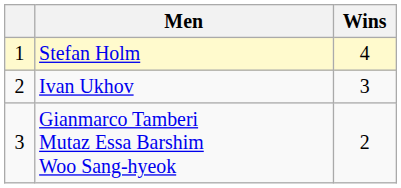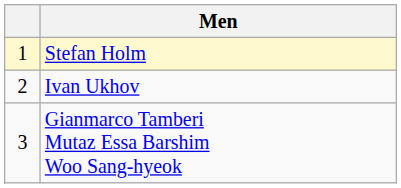- column: (365, 21)
